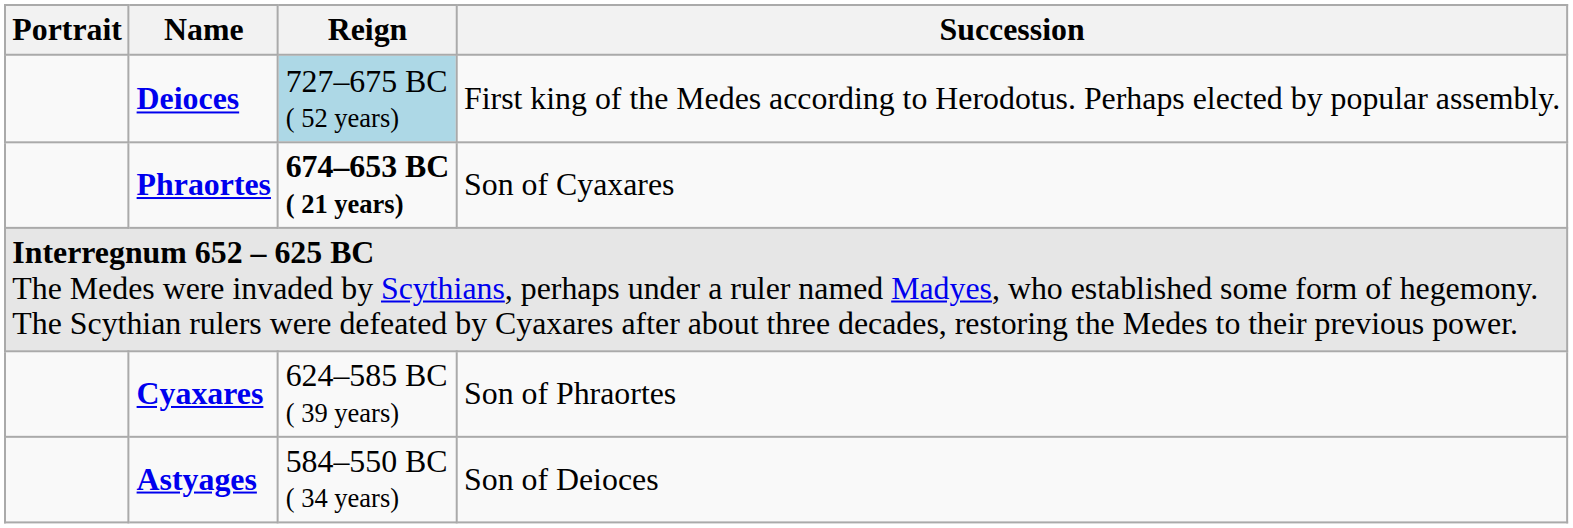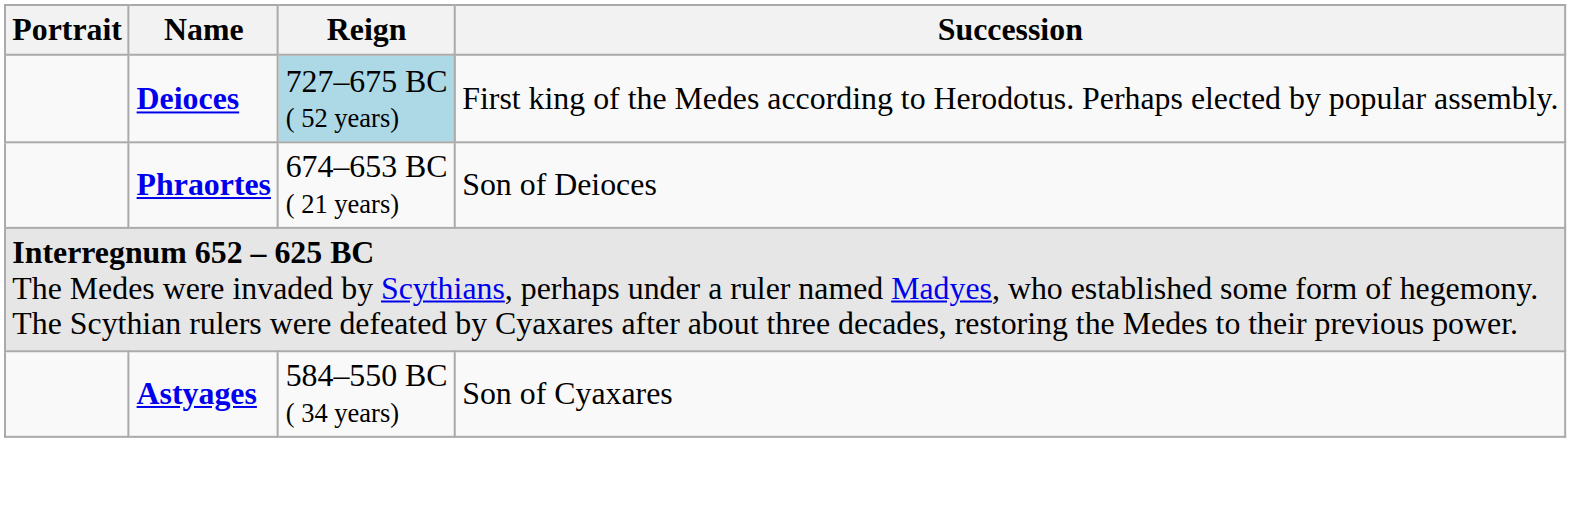(368, 184) bold -> (367, 184) normal
(569, 184) Son of Cyaxares -> (560, 184) Son of Deioces
- row: (200, 392)
(561, 479) Son of Deioces -> (567, 392) Son of Cyaxares
